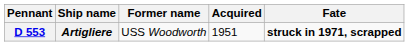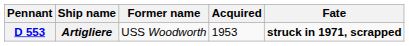(225, 31) 1951 -> (225, 31) 1953
